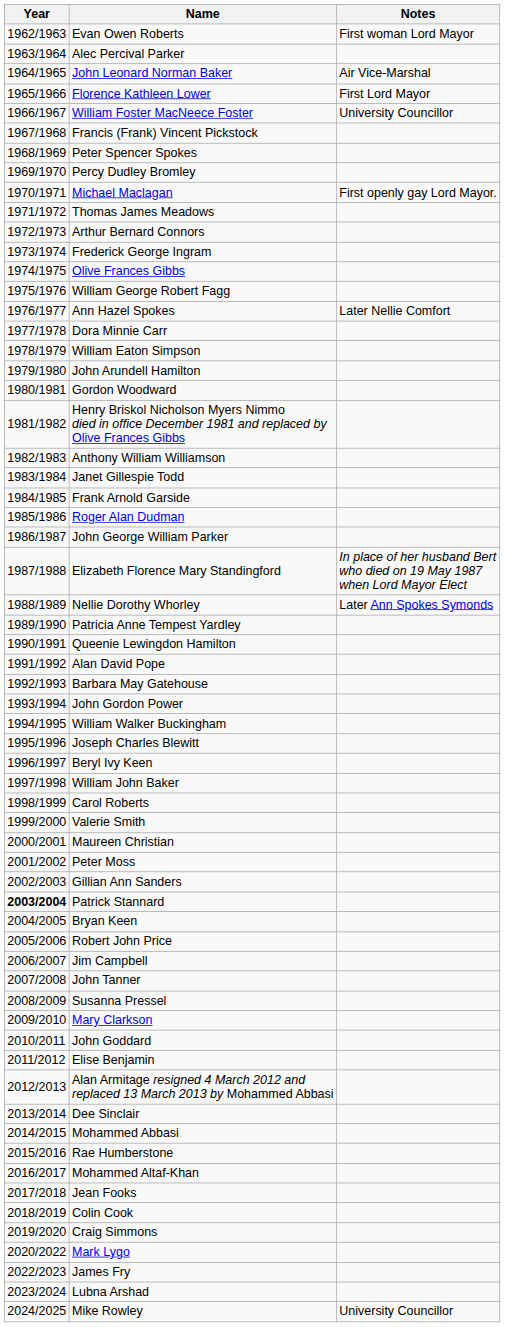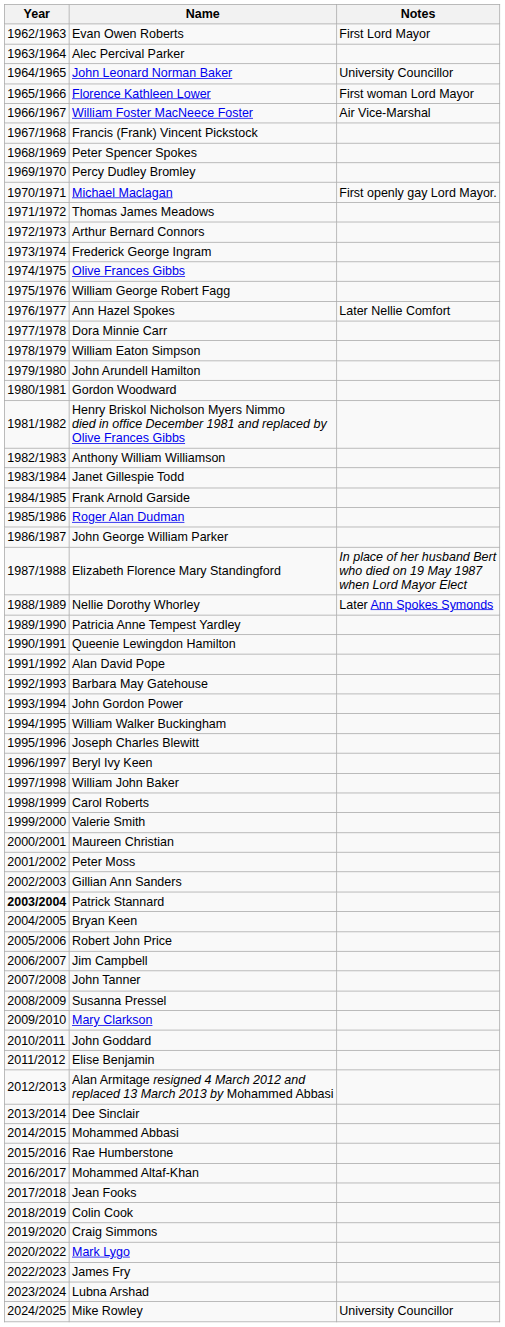(407, 34) First woman Lord Mayor -> (385, 34) First Lord Mayor
(385, 73) Air Vice-Marshal -> (396, 73) University Councillor
(385, 93) First Lord Mayor -> (407, 93) First woman Lord Mayor
(396, 113) University Councillor -> (385, 113) Air Vice-Marshal
